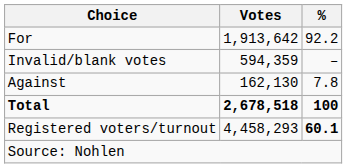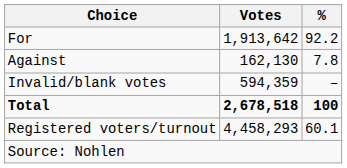rows swapped: (37, 84) <-> (87, 61)
(322, 129) bold -> (322, 129) normal
